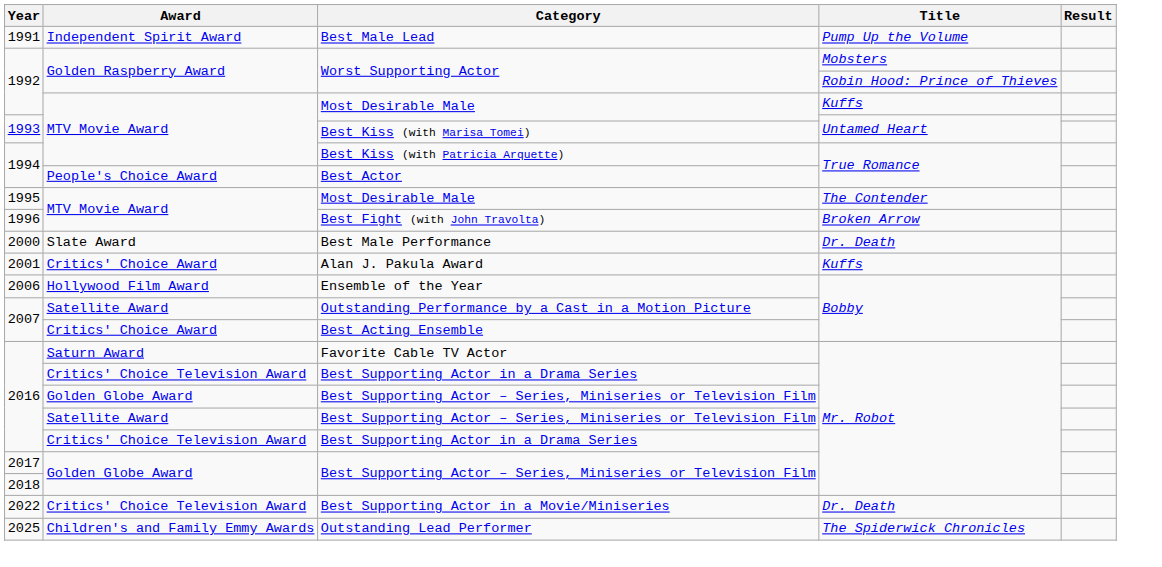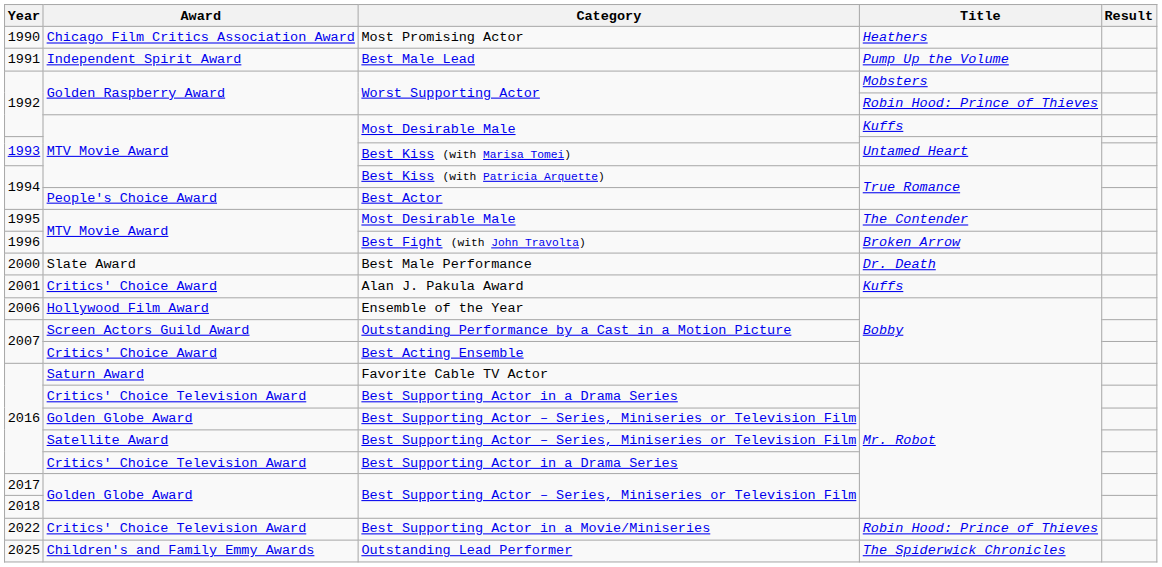+ row: (24, 38)
(107, 308) Satellite Award -> (148, 330) Screen Actors Guild Award
(859, 507) Dr. Death -> (980, 529) Robin Hood: Prince of Thieves
